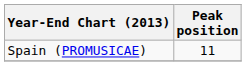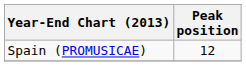(207, 51) 11 -> (207, 51) 12
